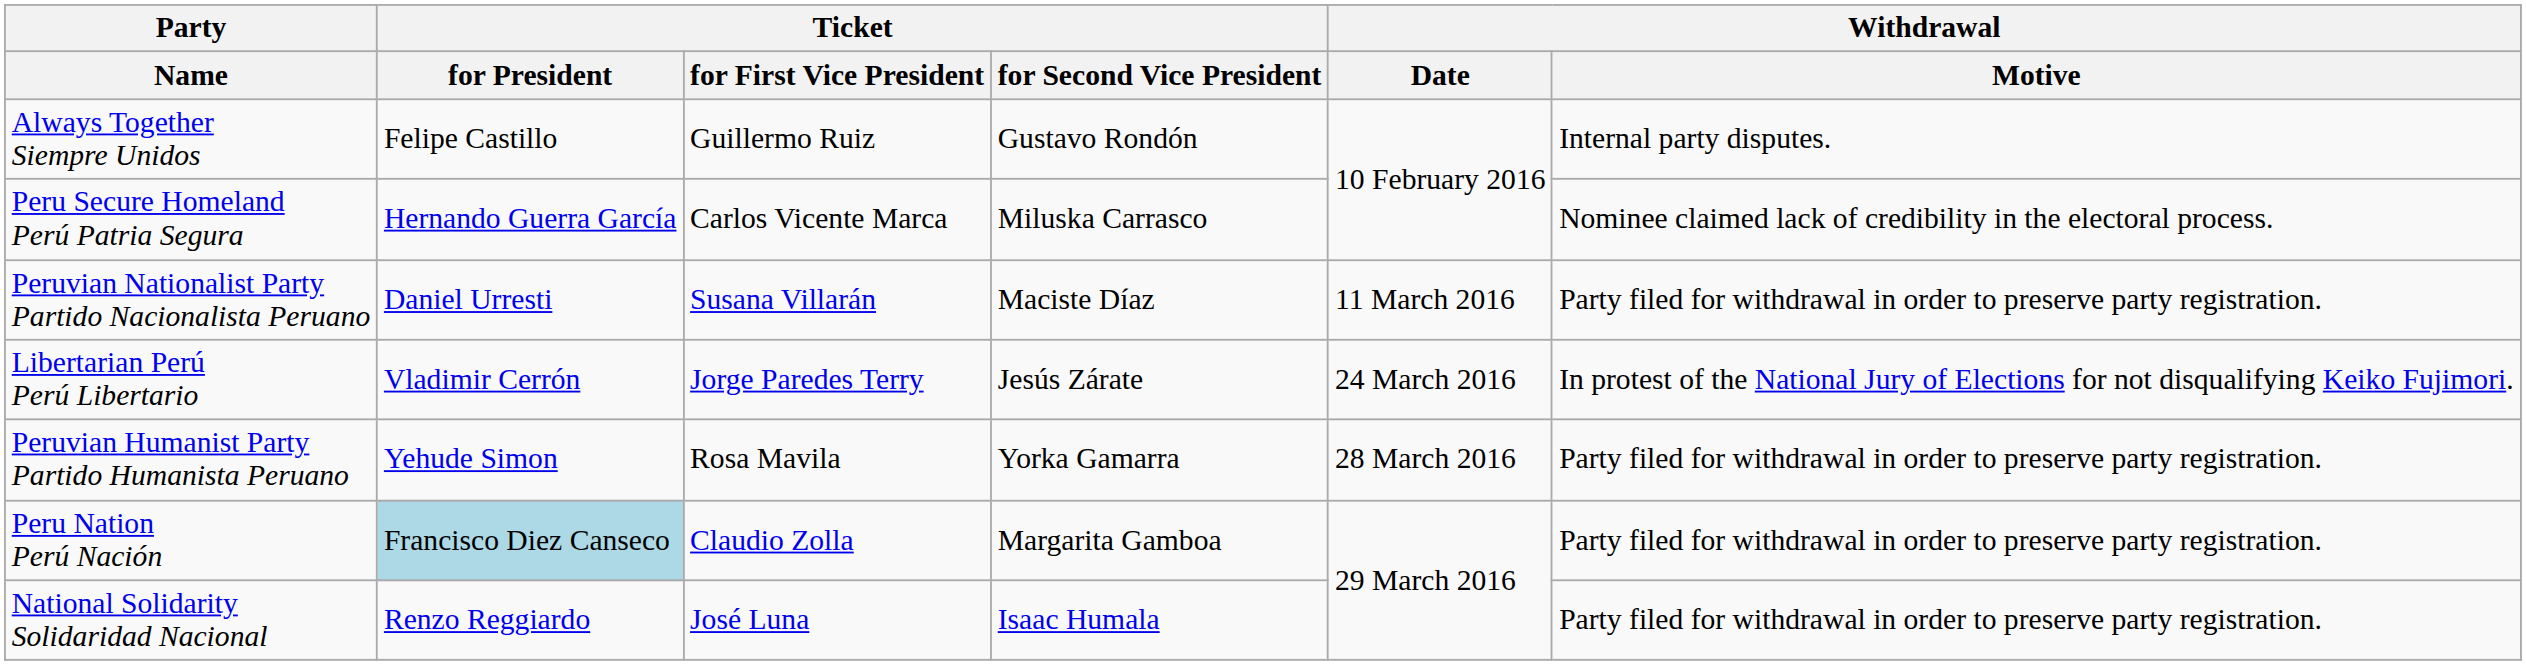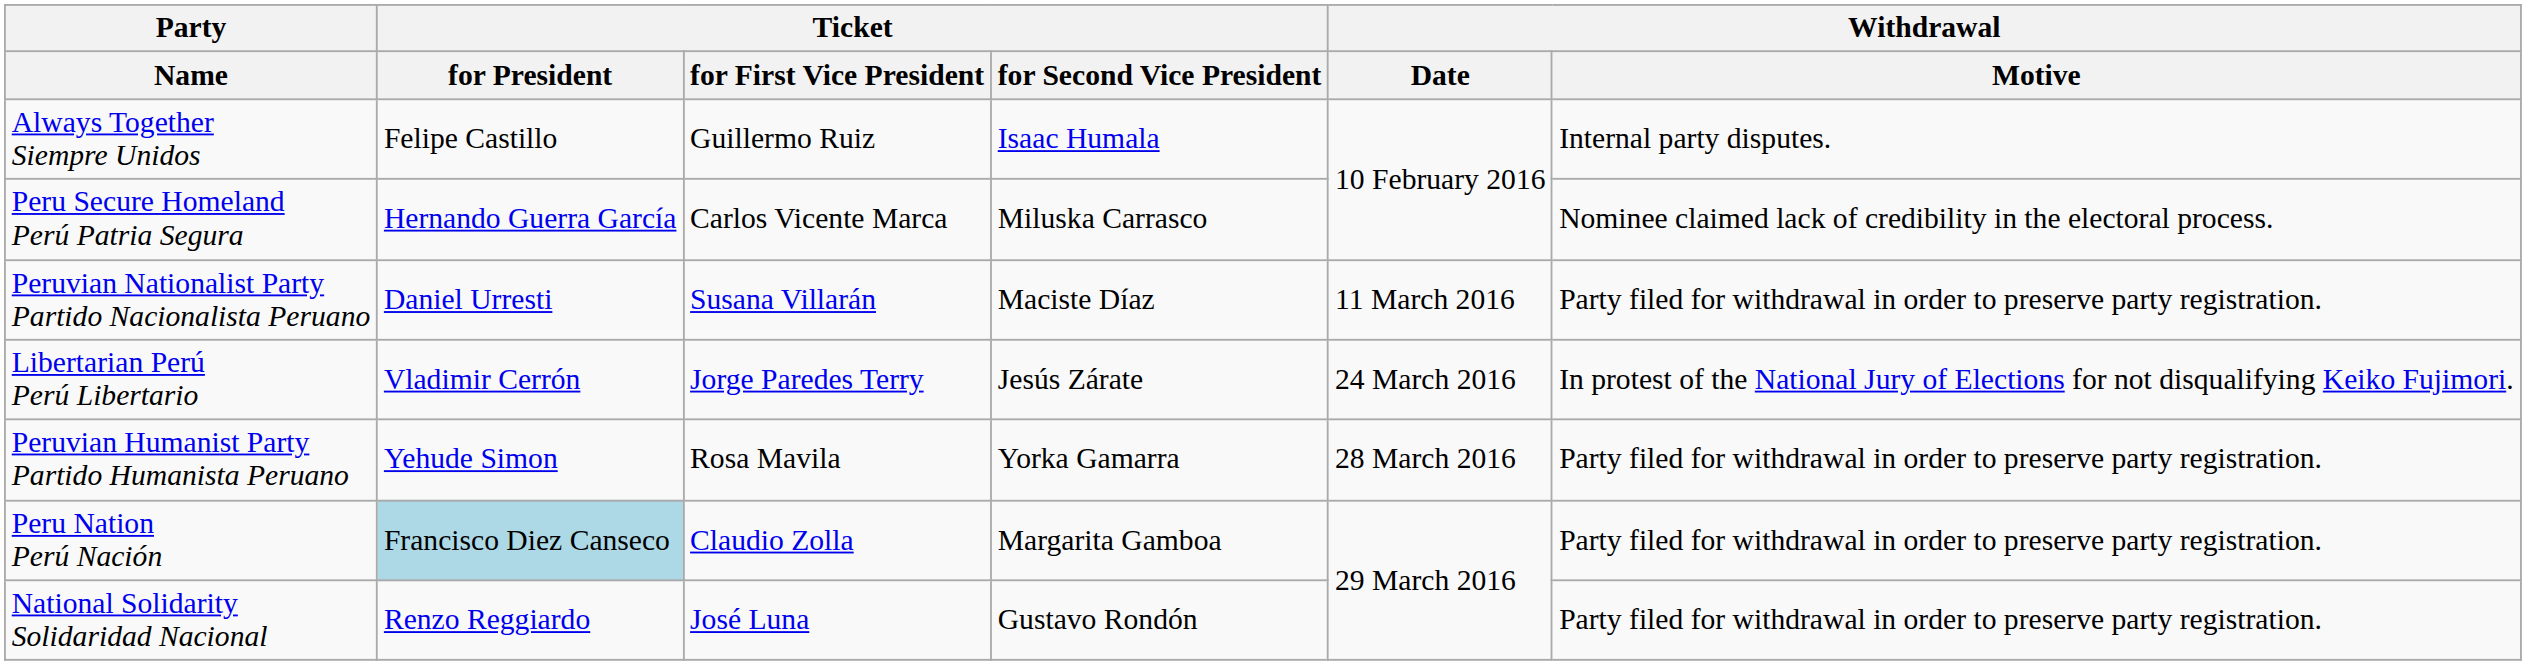(1098, 138) Gustavo Rondón -> (1079, 138) Isaac Humala
(1079, 619) Isaac Humala -> (1098, 619) Gustavo Rondón
